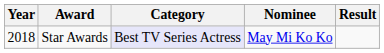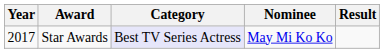(21, 37) 2018 -> (21, 37) 2017
